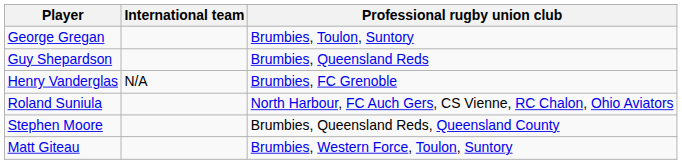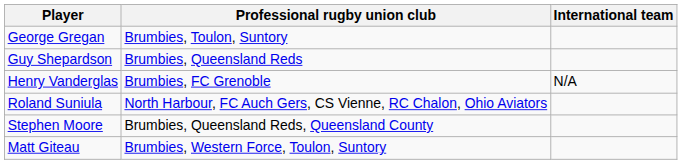columns swapped: (462, 15) <-> (184, 15)
